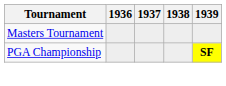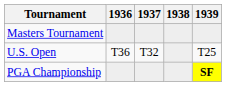+ row: (32, 52)
